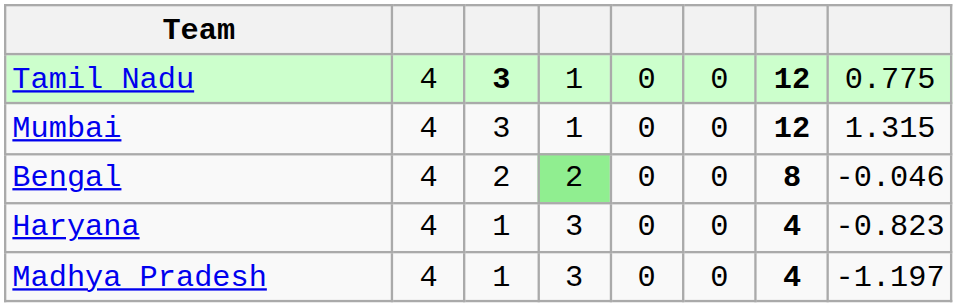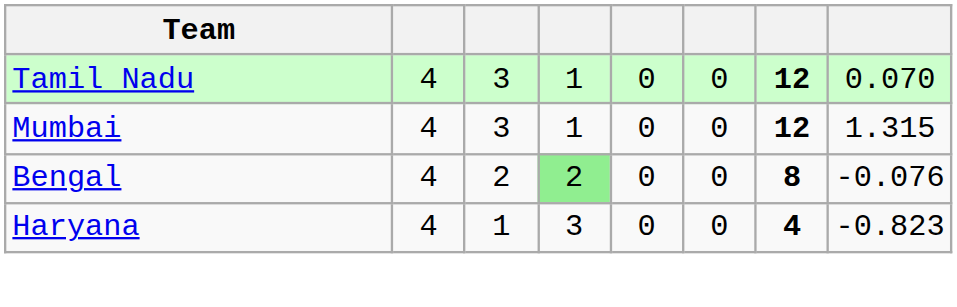(501, 79) bold -> (501, 79) normal
(890, 79) 0.775 -> (890, 79) 0.070
(890, 178) -0.046 -> (890, 178) -0.076
- row: (140, 277)
